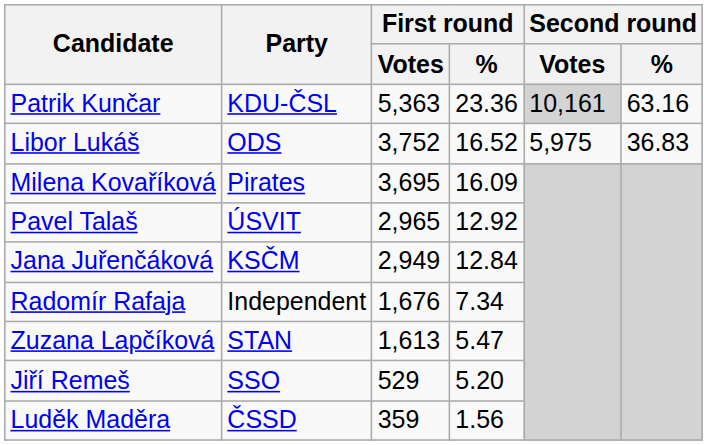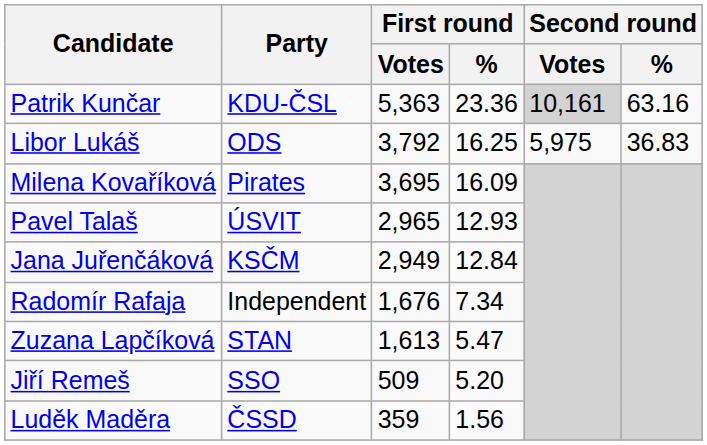(409, 143) 3,752 -> (409, 143) 3,792
(487, 143) 16.52 -> (487, 143) 16.25
(487, 222) 12.92 -> (487, 222) 12.93
(399, 380) 529 -> (399, 380) 509
